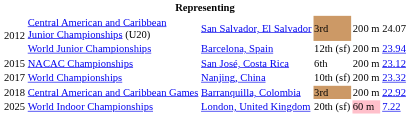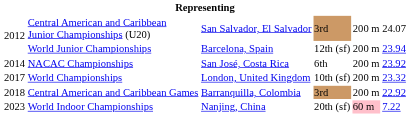(15, 63) 2015 -> (15, 63) 2014
(394, 63) 23.12 -> (394, 63) 23.92
(233, 78) Nanjing, China -> (256, 78) London, United Kingdom
(15, 107) 2025 -> (15, 107) 2023
(256, 107) London, United Kingdom -> (233, 107) Nanjing, China
